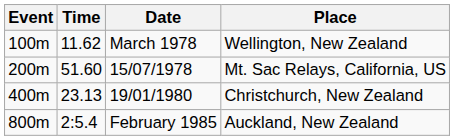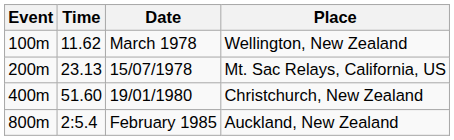(81, 69) 51.60 -> (81, 69) 23.13
(81, 95) 23.13 -> (81, 95) 51.60
